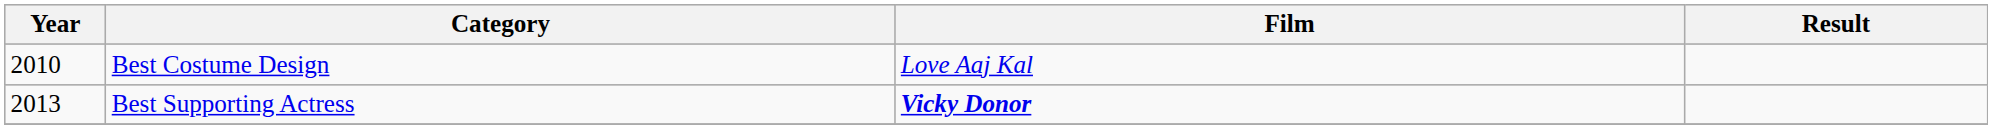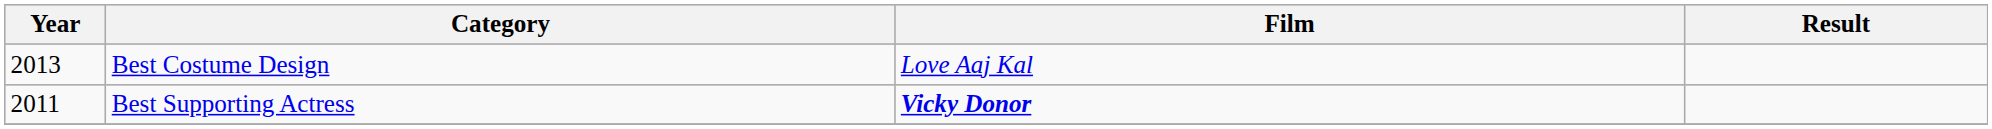(36, 64) 2010 -> (36, 64) 2013
(36, 104) 2013 -> (35, 104) 2011
